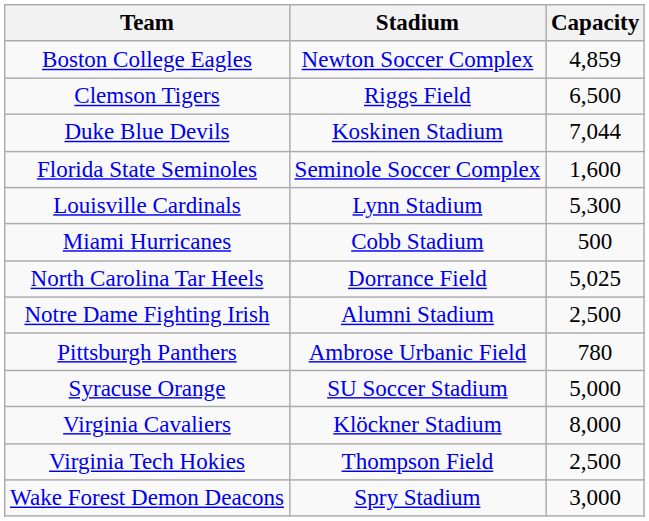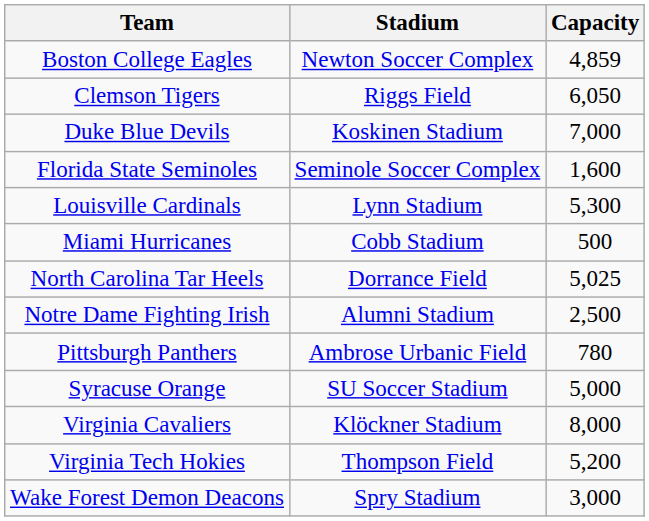(595, 95) 6,500 -> (595, 95) 6,050
(595, 132) 7,044 -> (595, 132) 7,000
(595, 461) 2,500 -> (595, 461) 5,200
